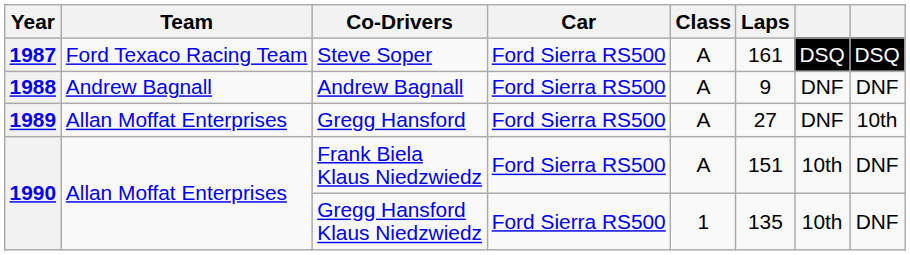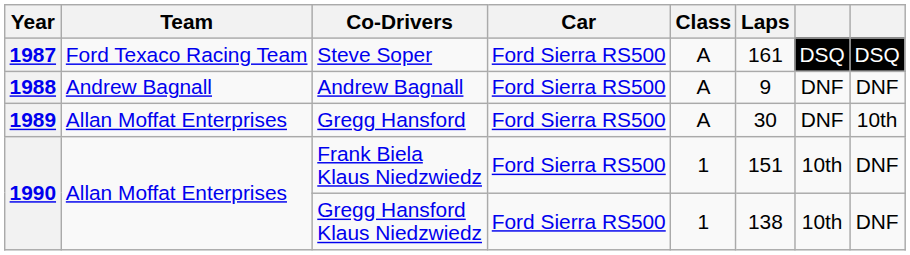(765, 121) 27 -> (765, 121) 30
(703, 165) A -> (703, 165) 1
(765, 221) 135 -> (765, 221) 138
